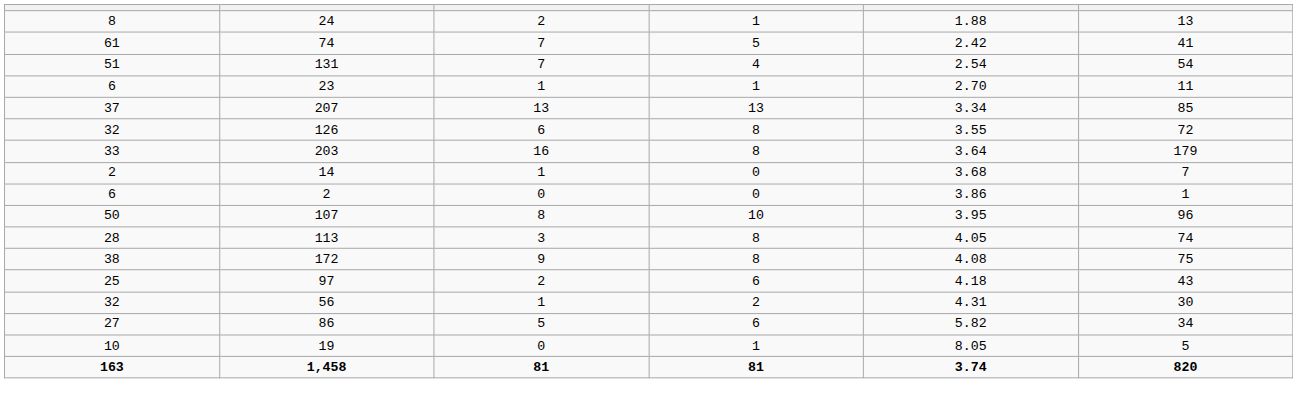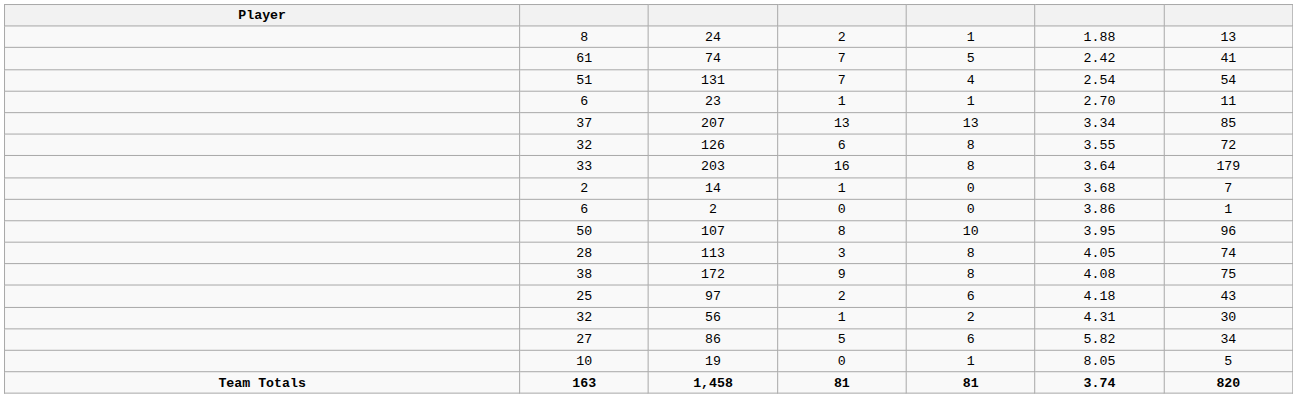+ column: (262, 15)
